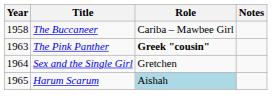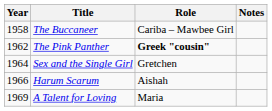(18, 47) 1963 -> (18, 47) 1962
(18, 81) 1965 -> (18, 81) 1966
(153, 81) lightblue background -> (153, 81) no background
+ row: (75, 98)
